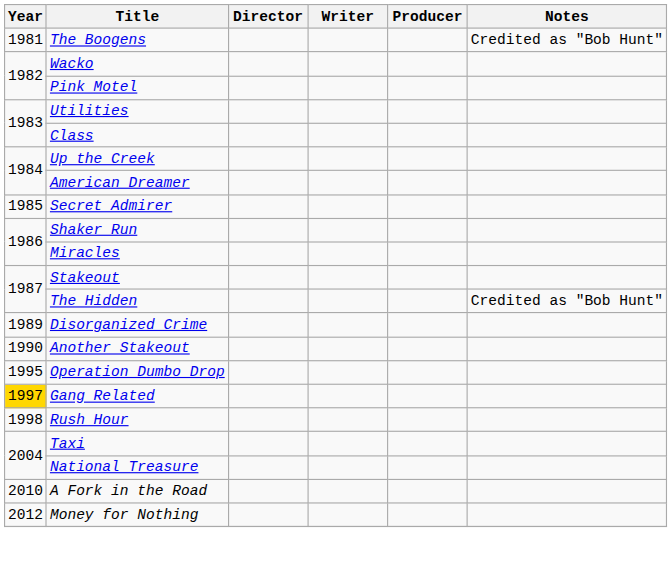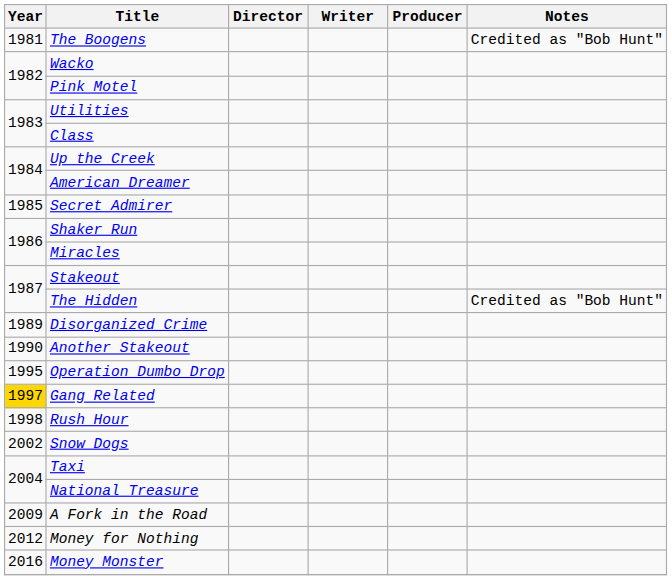+ row: (89, 444)
(26, 491) 2010 -> (26, 515) 2009
+ row: (107, 562)
